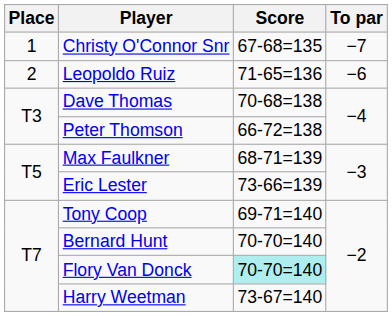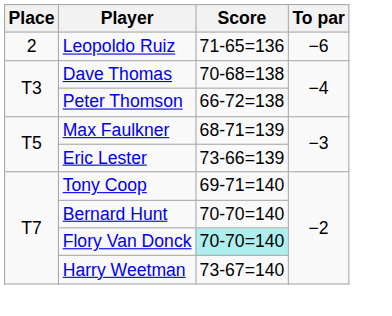- row: (146, 46)
